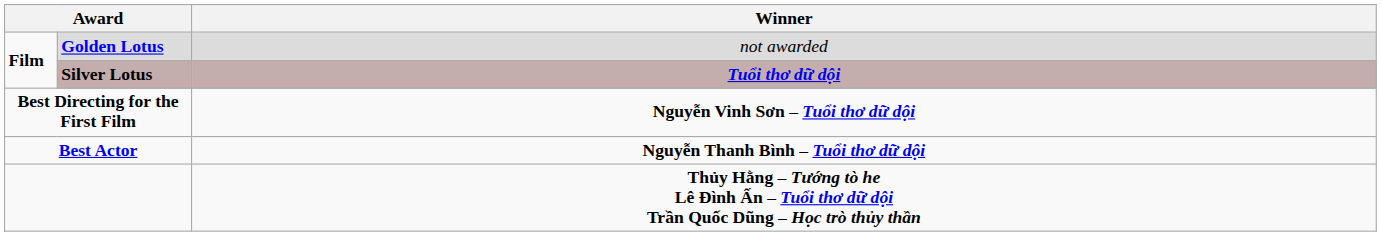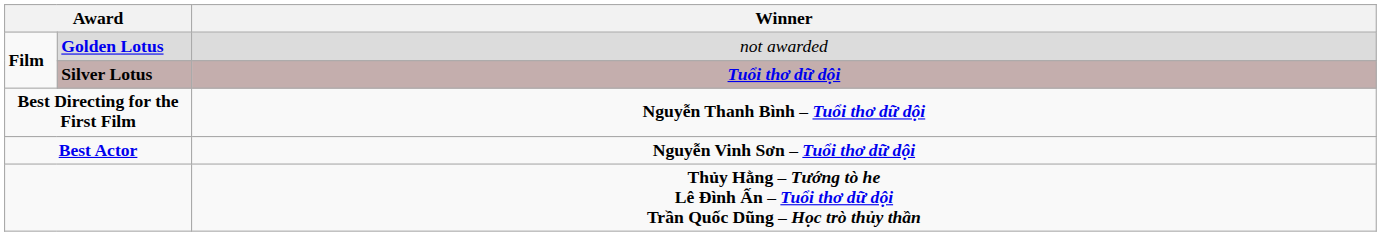(784, 112) Nguyễn Vinh Sơn – Tuổi thơ dữ dội -> (784, 112) Nguyễn Thanh Bình – Tuổi thơ dữ dội
(784, 149) Nguyễn Thanh Bình – Tuổi thơ dữ dội -> (784, 149) Nguyễn Vinh Sơn – Tuổi thơ dữ dội
